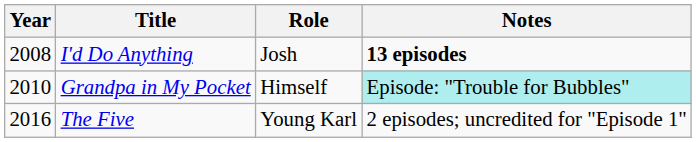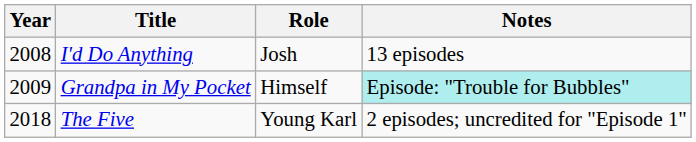(417, 53) bold -> (415, 53) normal
(30, 86) 2010 -> (30, 86) 2009
(30, 119) 2016 -> (30, 119) 2018
